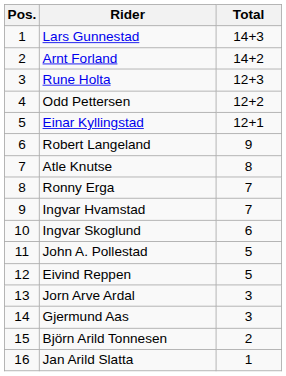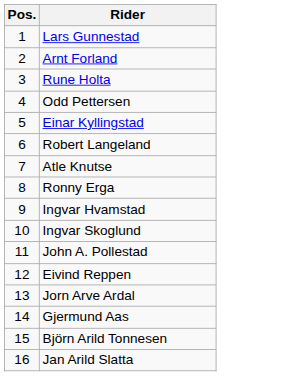- column: (249, 15)
